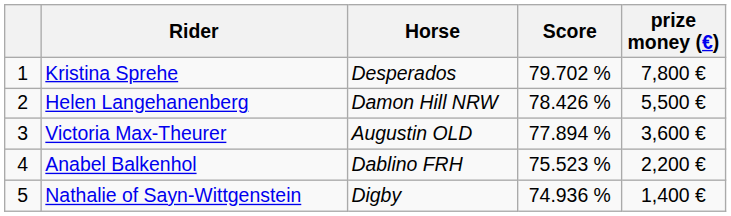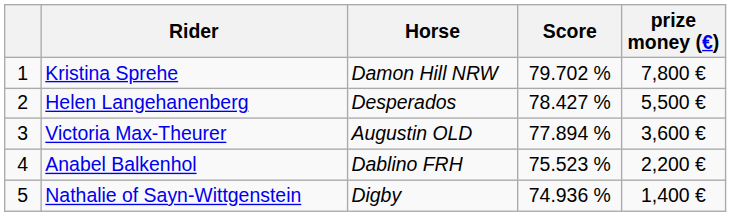(404, 73) Desperados -> (425, 73) Damon Hill NRW
(425, 103) Damon Hill NRW -> (404, 103) Desperados
(570, 103) 78.426 % -> (570, 103) 78.427 %
